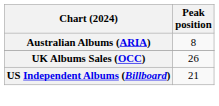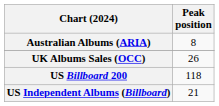+ row: (89, 76)
